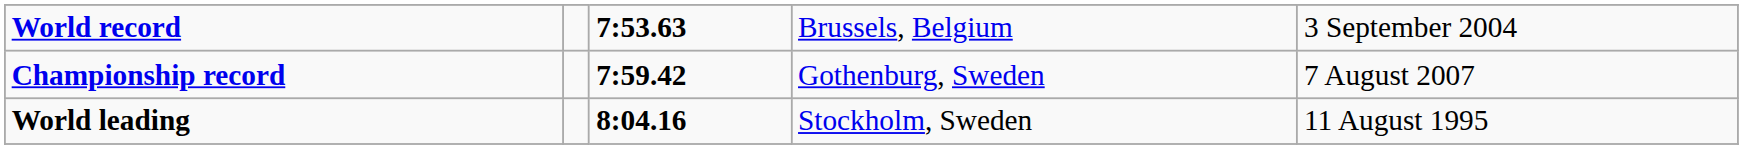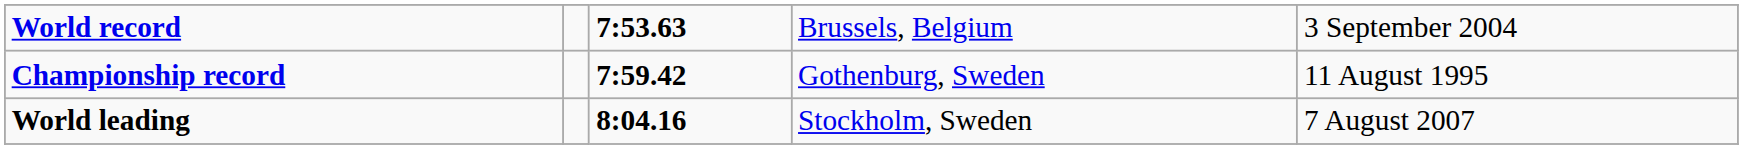(1389, 74) 7 August 2007 -> (1396, 74) 11 August 1995
(1396, 120) 11 August 1995 -> (1389, 120) 7 August 2007
